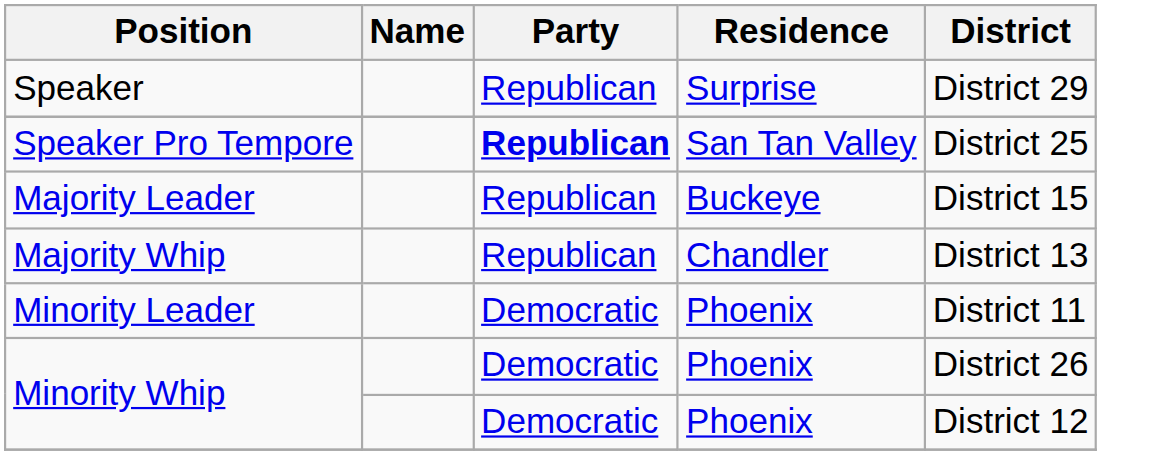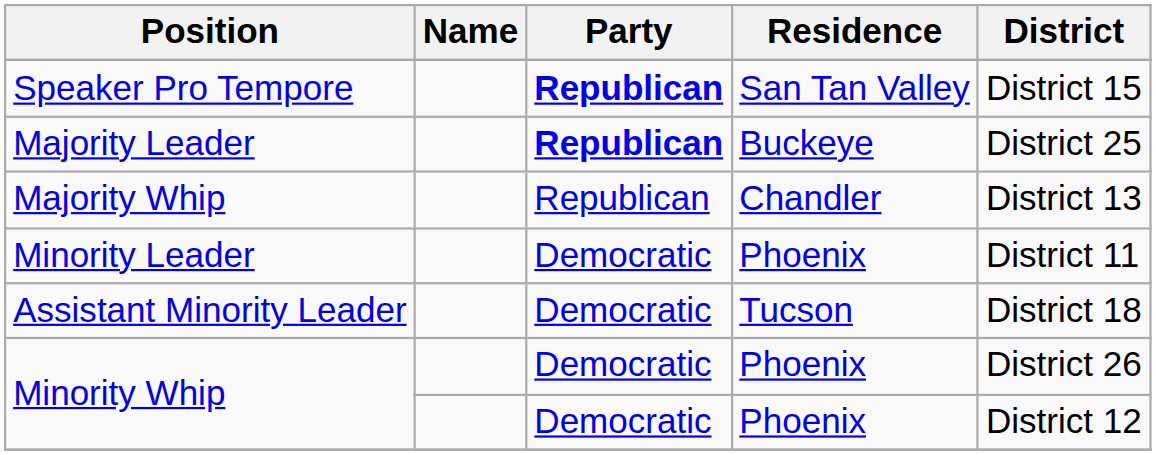- row: (78, 87)
(1011, 143) District 25 -> (1064, 87) District 15
(569, 198) normal -> (629, 143) bold
(1011, 198) District 15 -> (1064, 143) District 25
+ row: (210, 310)
